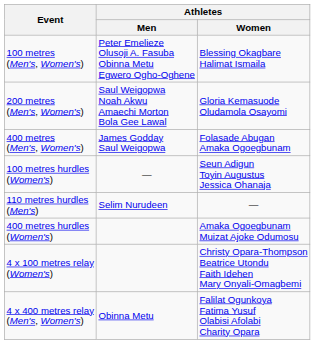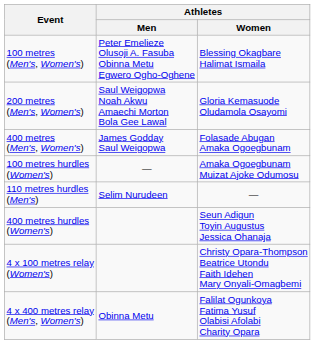(235, 174) Seun Adigun Toyin Augustus Jessica Ohanaja -> (249, 169) Amaka Ogoegbunam Muizat Ajoke Odumosu
(249, 232) Amaka Ogoegbunam Muizat Ajoke Odumosu -> (235, 226) Seun Adigun Toyin Augustus Jessica Ohanaja
